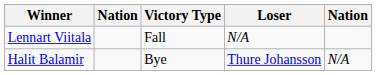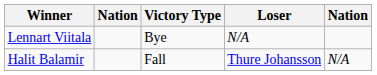(155, 37) Fall -> (155, 37) Bye
(155, 59) Bye -> (155, 59) Fall
